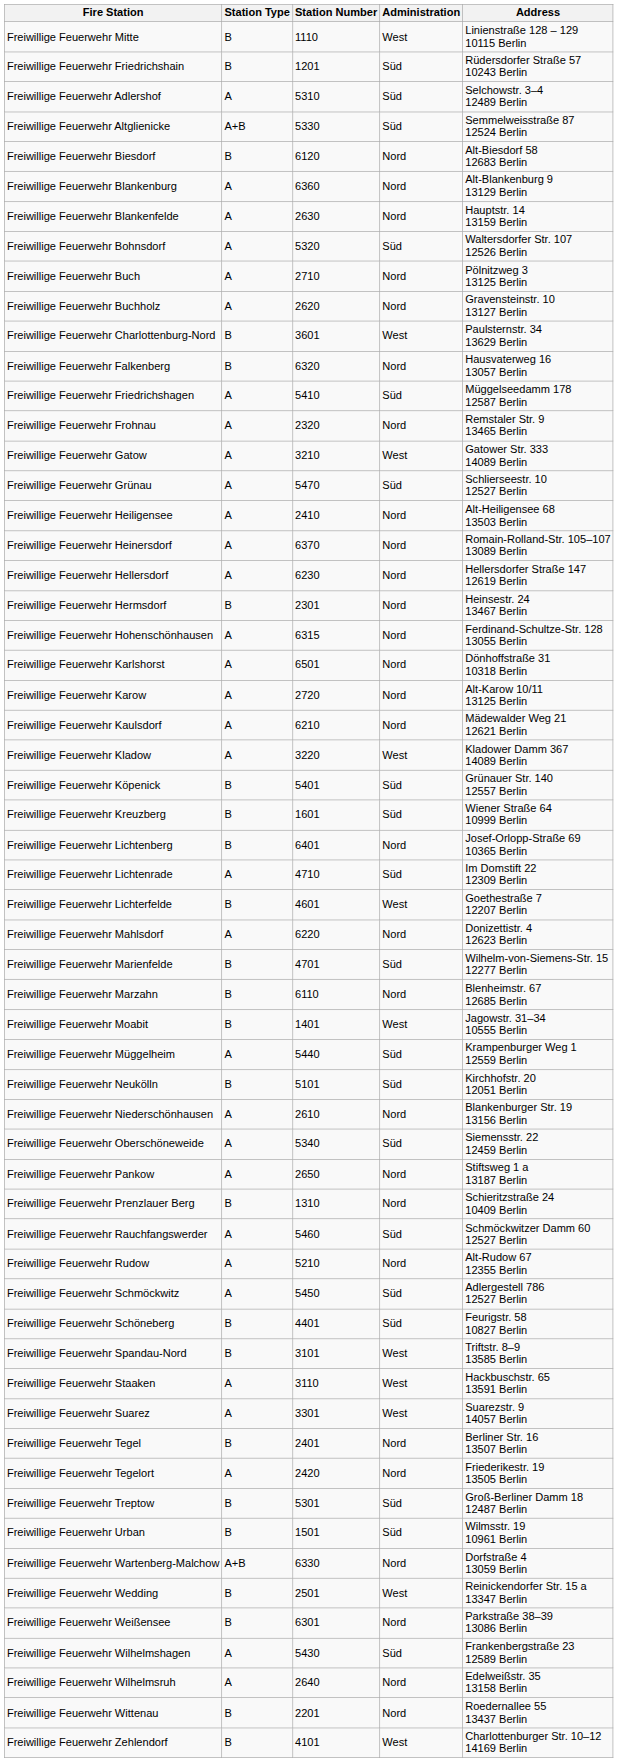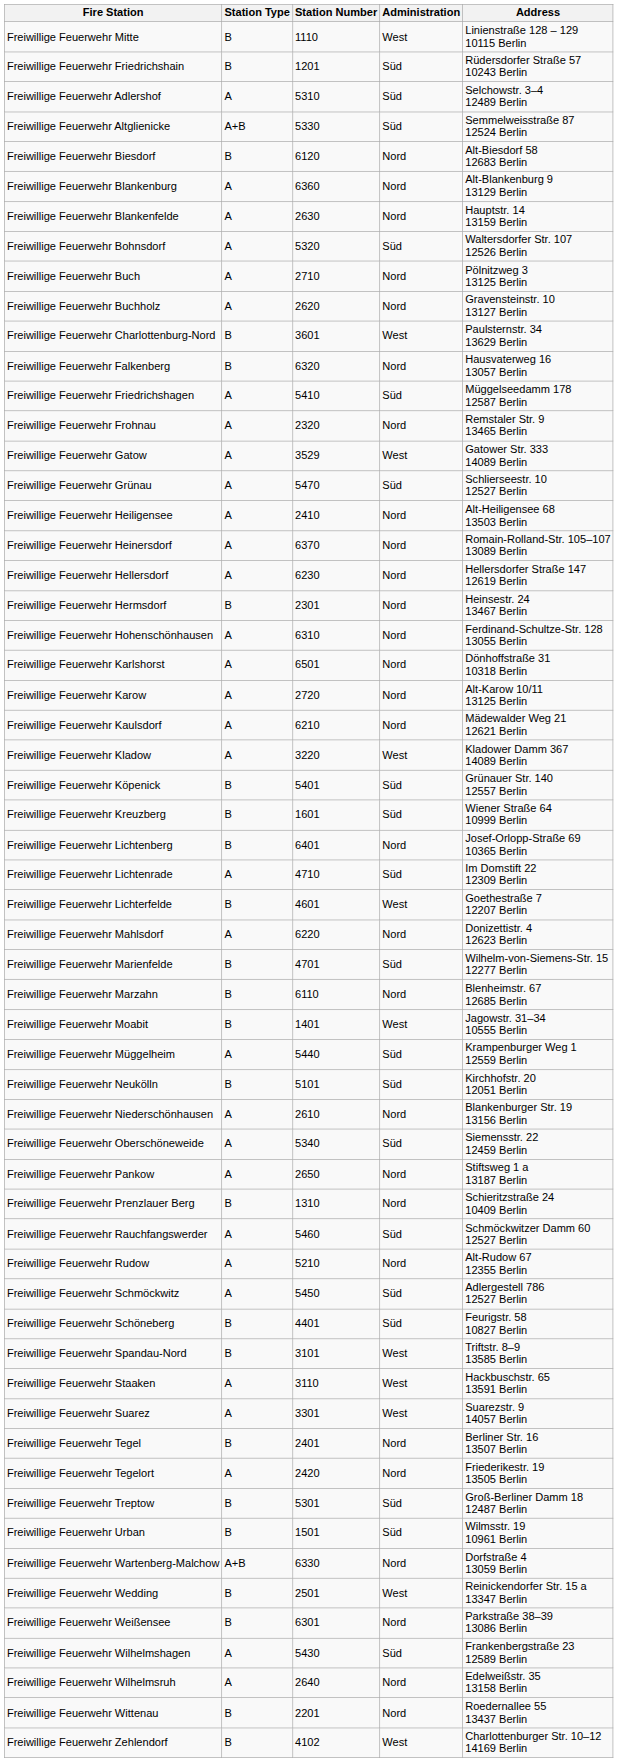(307, 455) 3210 -> (307, 455) 3529
(307, 635) 6315 -> (307, 635) 6310
(307, 1742) 4101 -> (307, 1742) 4102
